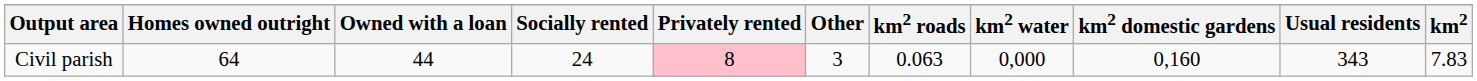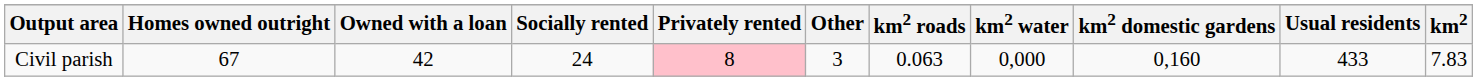(229, 59) 64 -> (229, 59) 67
(423, 59) 44 -> (423, 59) 42
(1353, 59) 343 -> (1353, 59) 433
